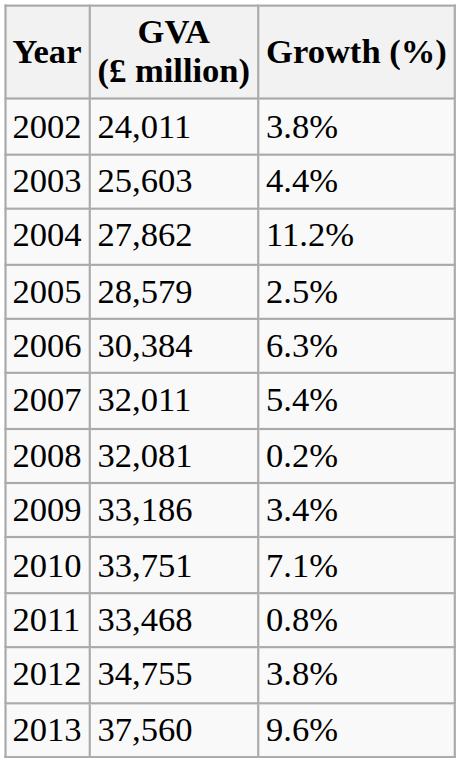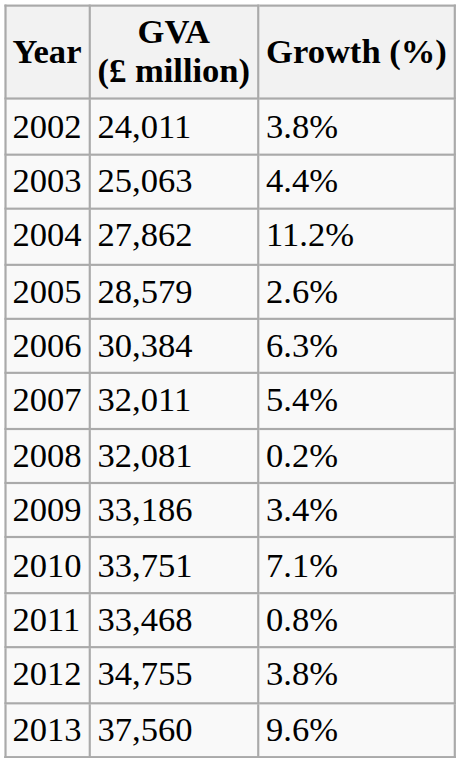(145, 180) 25,603 -> (145, 180) 25,063
(302, 290) 2.5% -> (302, 290) 2.6%
